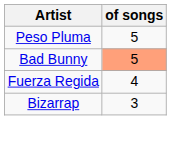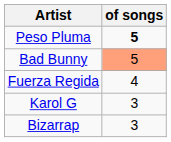(134, 37) normal -> (134, 37) bold
+ row: (53, 103)
